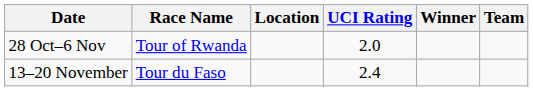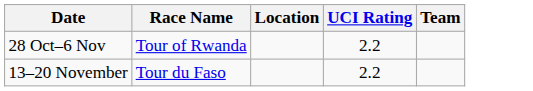- column: (448, 18)
(370, 45) 2.0 -> (370, 45) 2.2
(370, 72) 2.4 -> (370, 72) 2.2
